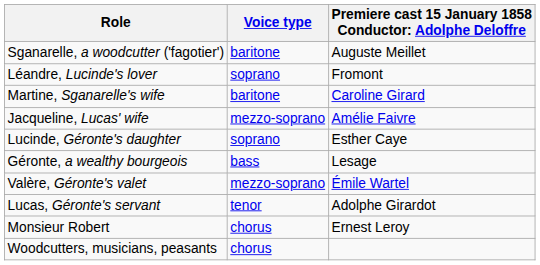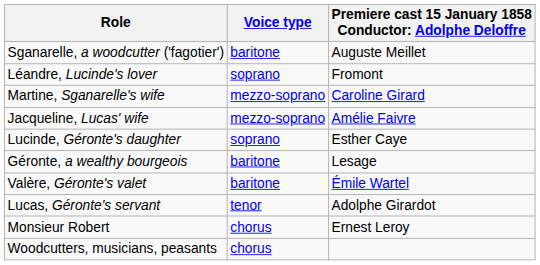(255, 96) baritone -> (278, 96) mezzo-soprano
(245, 161) bass -> (255, 161) baritone
(278, 183) mezzo-soprano -> (255, 183) baritone
